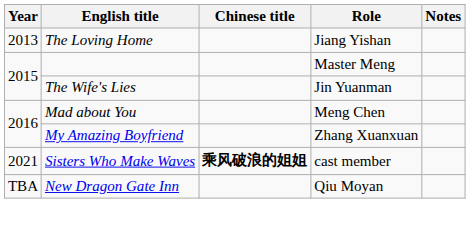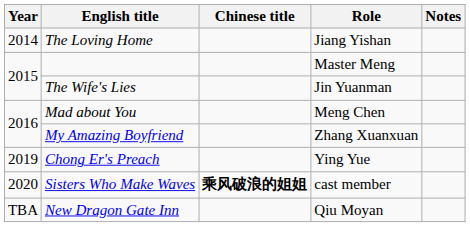(23, 40) 2013 -> (23, 40) 2014
+ row: (102, 159)
(23, 160) 2021 -> (23, 184) 2020
